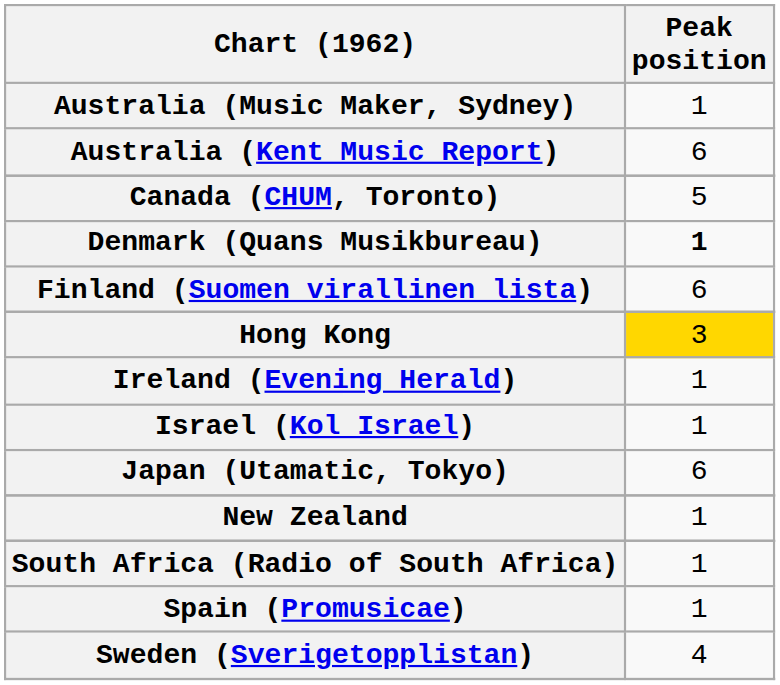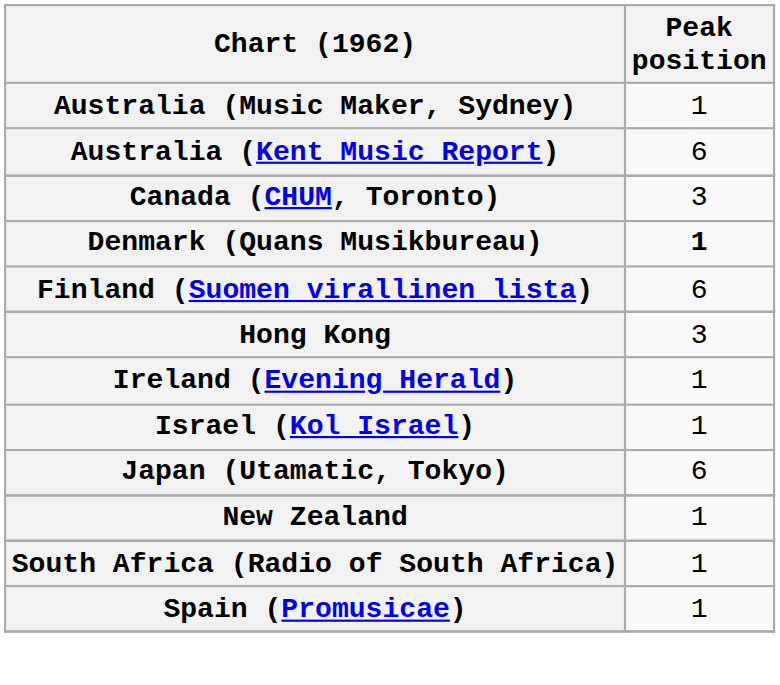(699, 198) 5 -> (699, 198) 3
(699, 335) gold background -> (699, 335) no background
- row: (315, 655)
